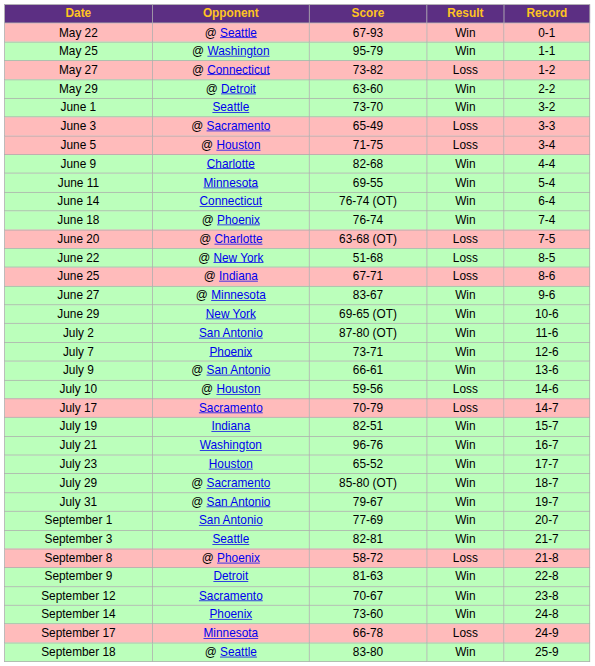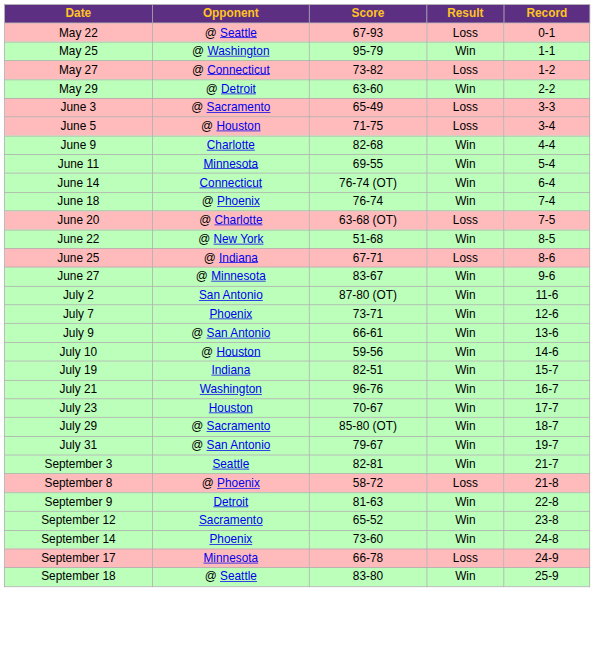(465, 32) Win -> (465, 32) Loss
- row: (78, 107)
(465, 257) Loss -> (465, 239) Win
- row: (78, 314)
(465, 389) Loss -> (465, 351) Win
- row: (78, 408)
(368, 464) 65-52 -> (368, 408) 70-67
- row: (78, 520)
(368, 595) 70-67 -> (368, 520) 65-52
